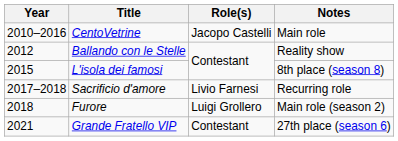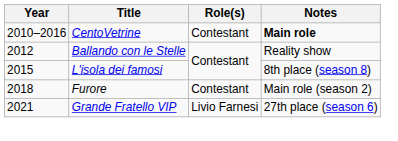(231, 32) Jacopo Castelli -> (220, 32) Contestant
(301, 32) normal -> (290, 32) bold
- row: (119, 88)
(226, 107) Luigi Grollero -> (220, 88) Contestant
(220, 126) Contestant -> (225, 107) Livio Farnesi
